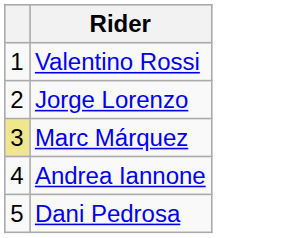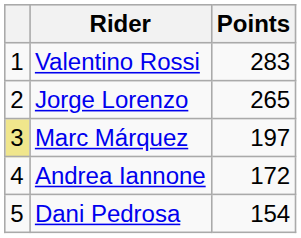+ column: (254, 24)
